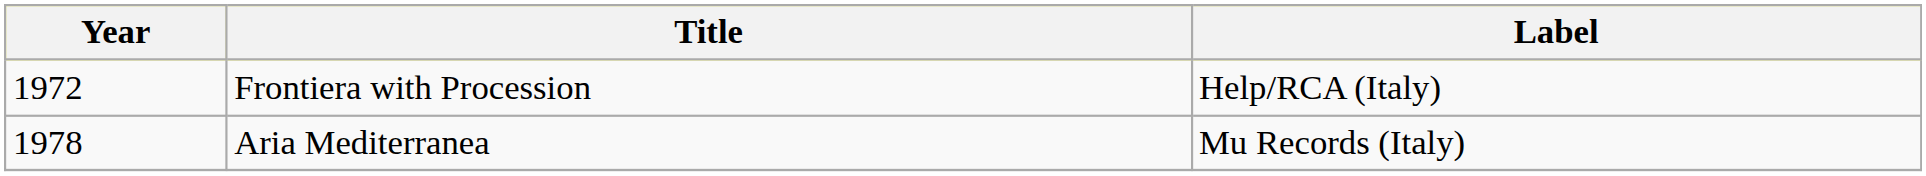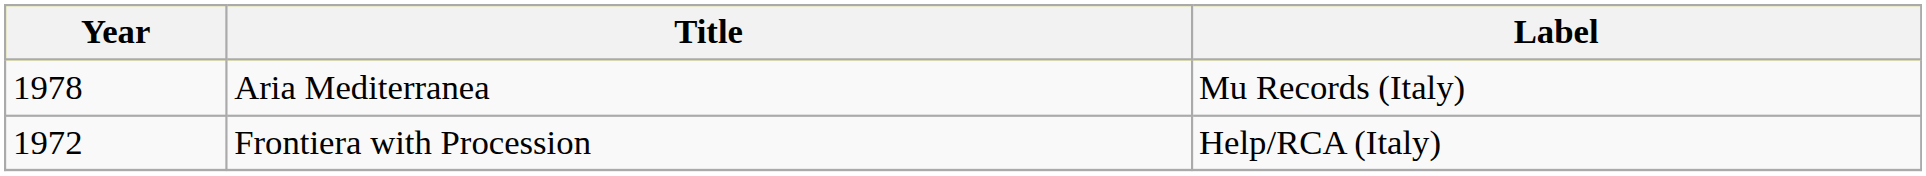rows swapped: (413, 87) <-> (362, 142)
